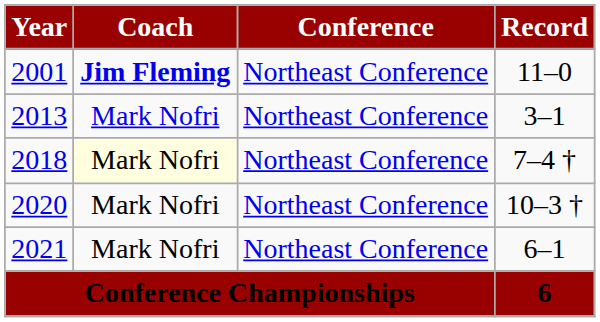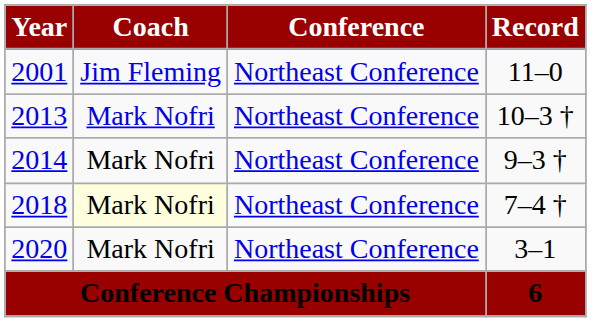(155, 71) bold -> (151, 71) normal
(545, 115) 3–1 -> (535, 115) 10–3 †
+ row: (39, 159)
(545, 204) 10–3 † -> (535, 248) 3–1
- row: (39, 248)
